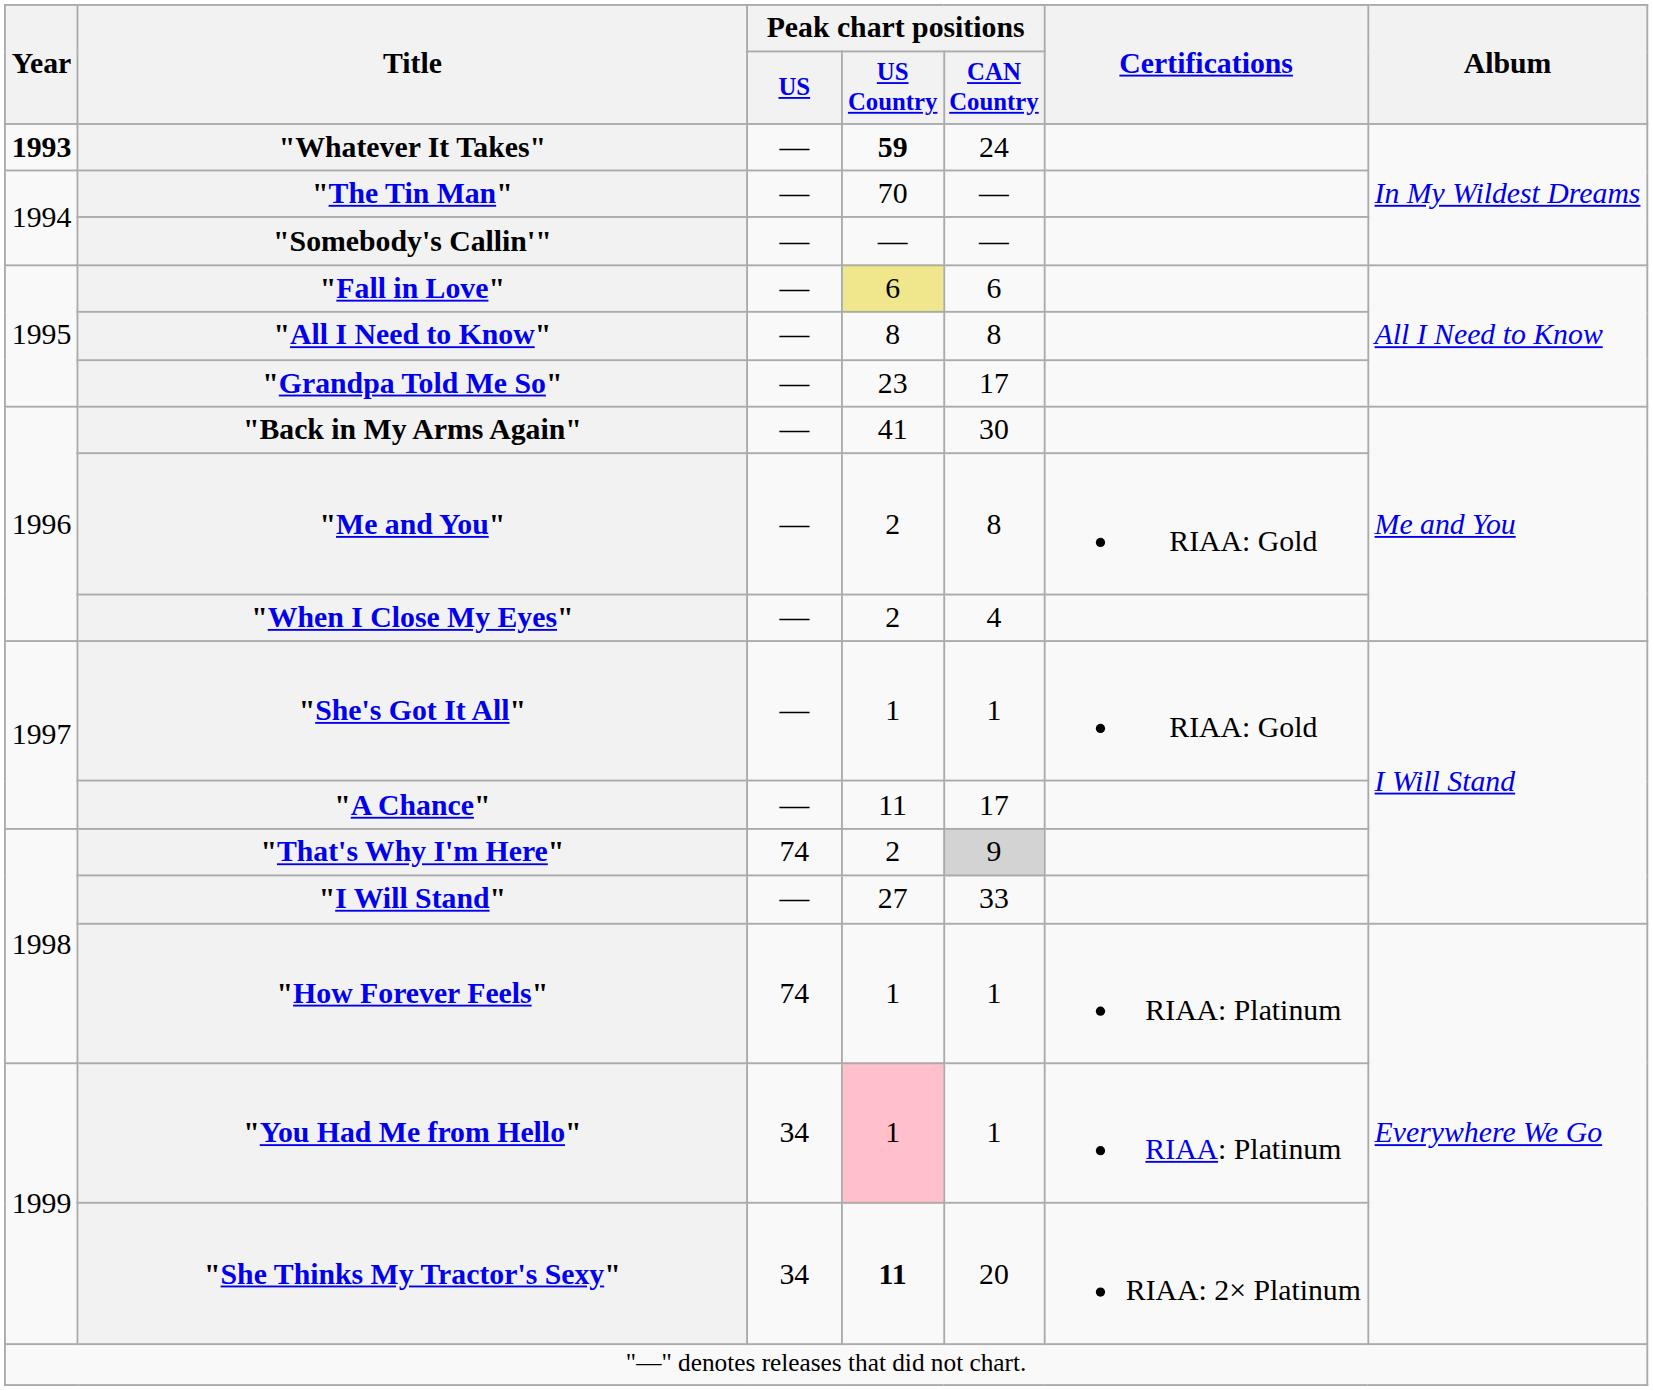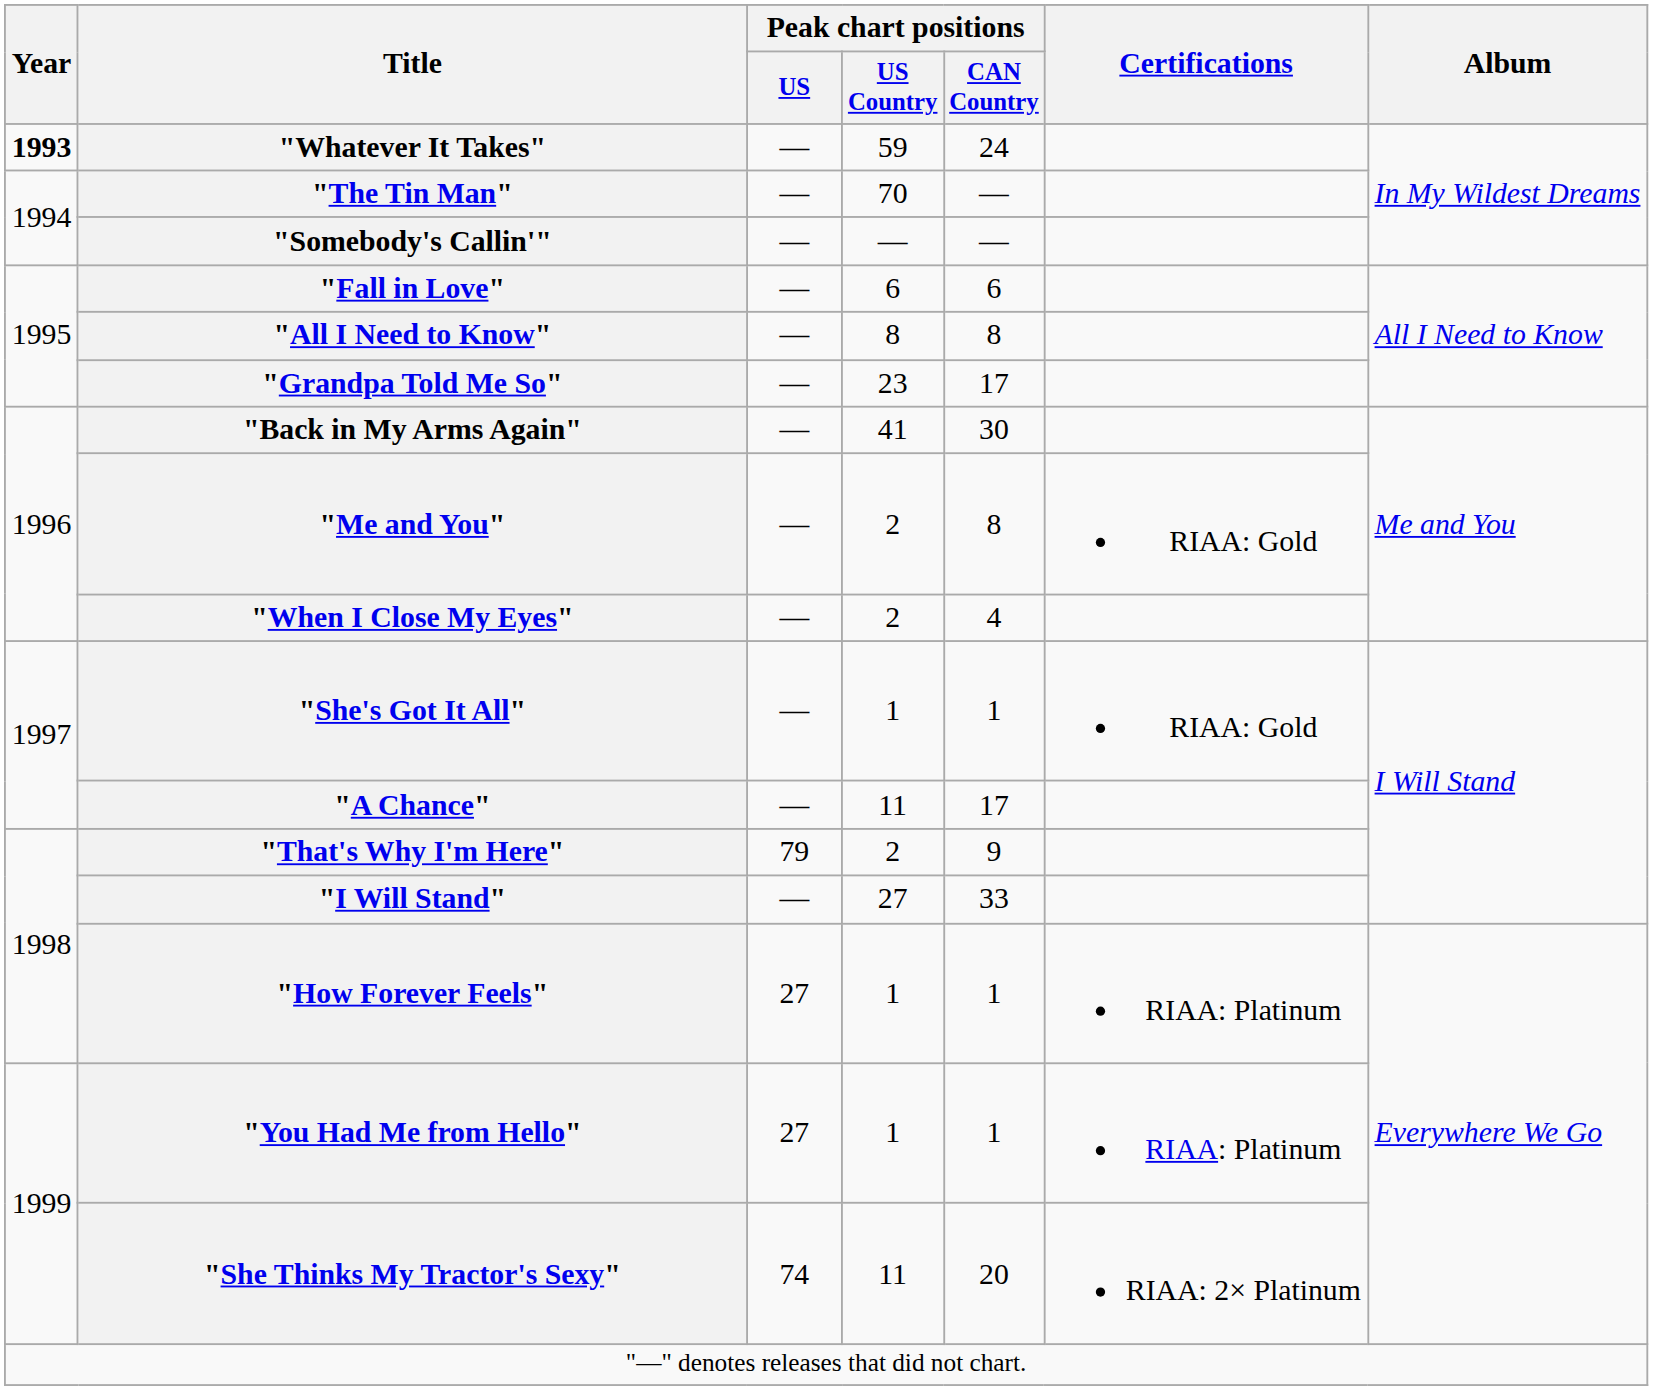(893, 146) bold -> (893, 146) normal
(893, 288) khaki background -> (893, 288) no background
(794, 851) 74 -> (794, 851) 79
(994, 851) lightgrey background -> (994, 851) no background
(794, 992) 74 -> (794, 992) 27
(794, 1132) 34 -> (794, 1132) 27
(893, 1132) pink background -> (893, 1132) no background
(794, 1273) 34 -> (794, 1273) 74
(893, 1273) bold -> (893, 1273) normal
